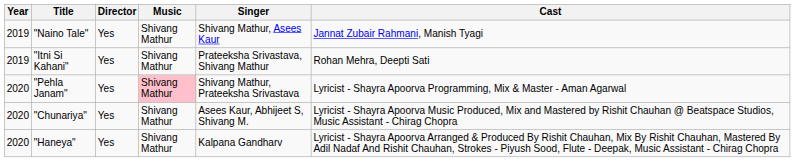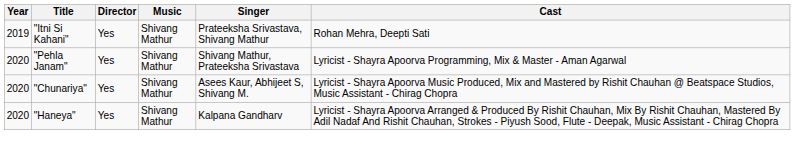- row: (61, 34)
(159, 88) pink background -> (159, 61) no background
